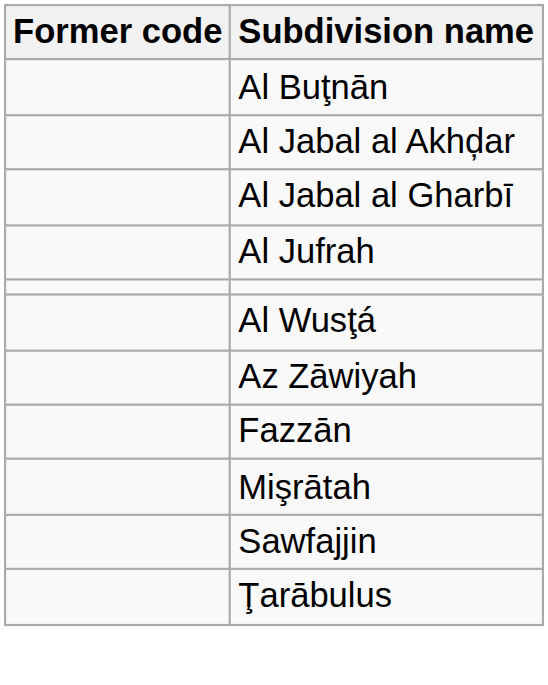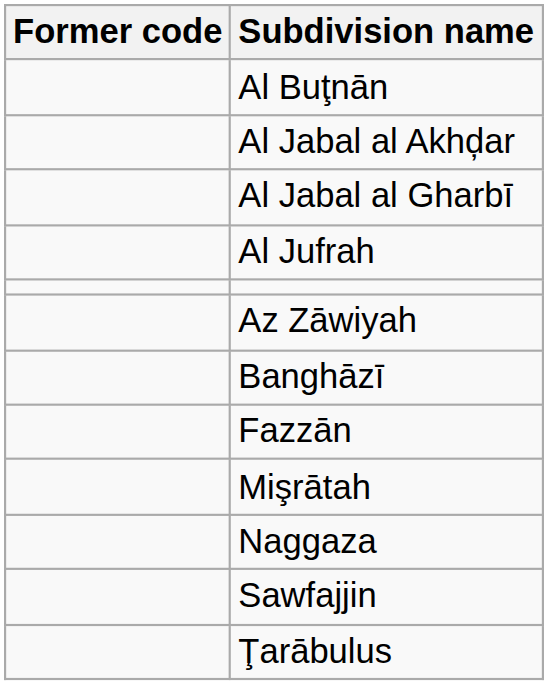- row: (307, 321)
+ row: (311, 376)
+ row: (307, 541)
